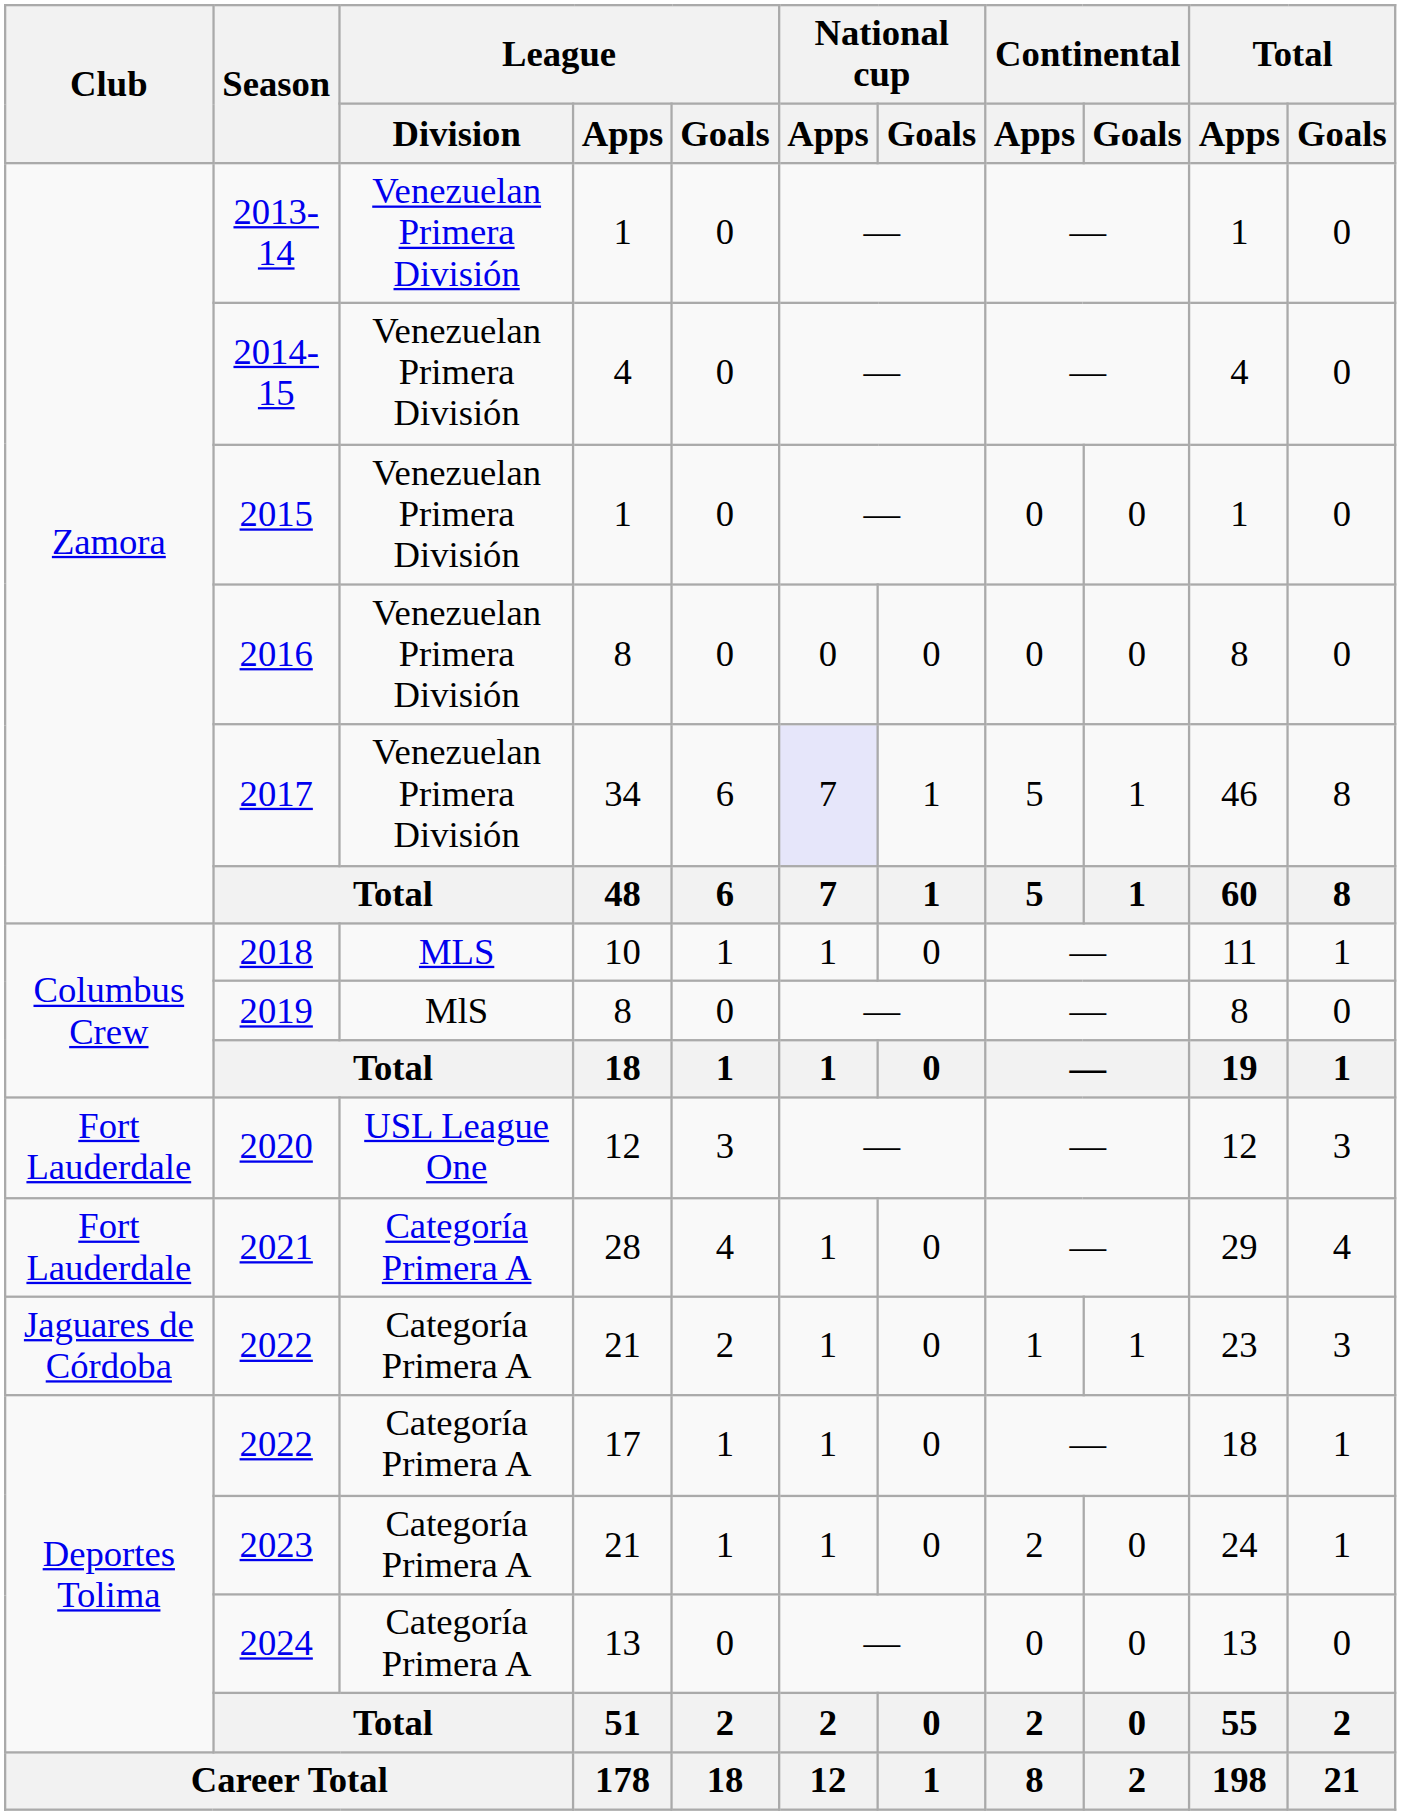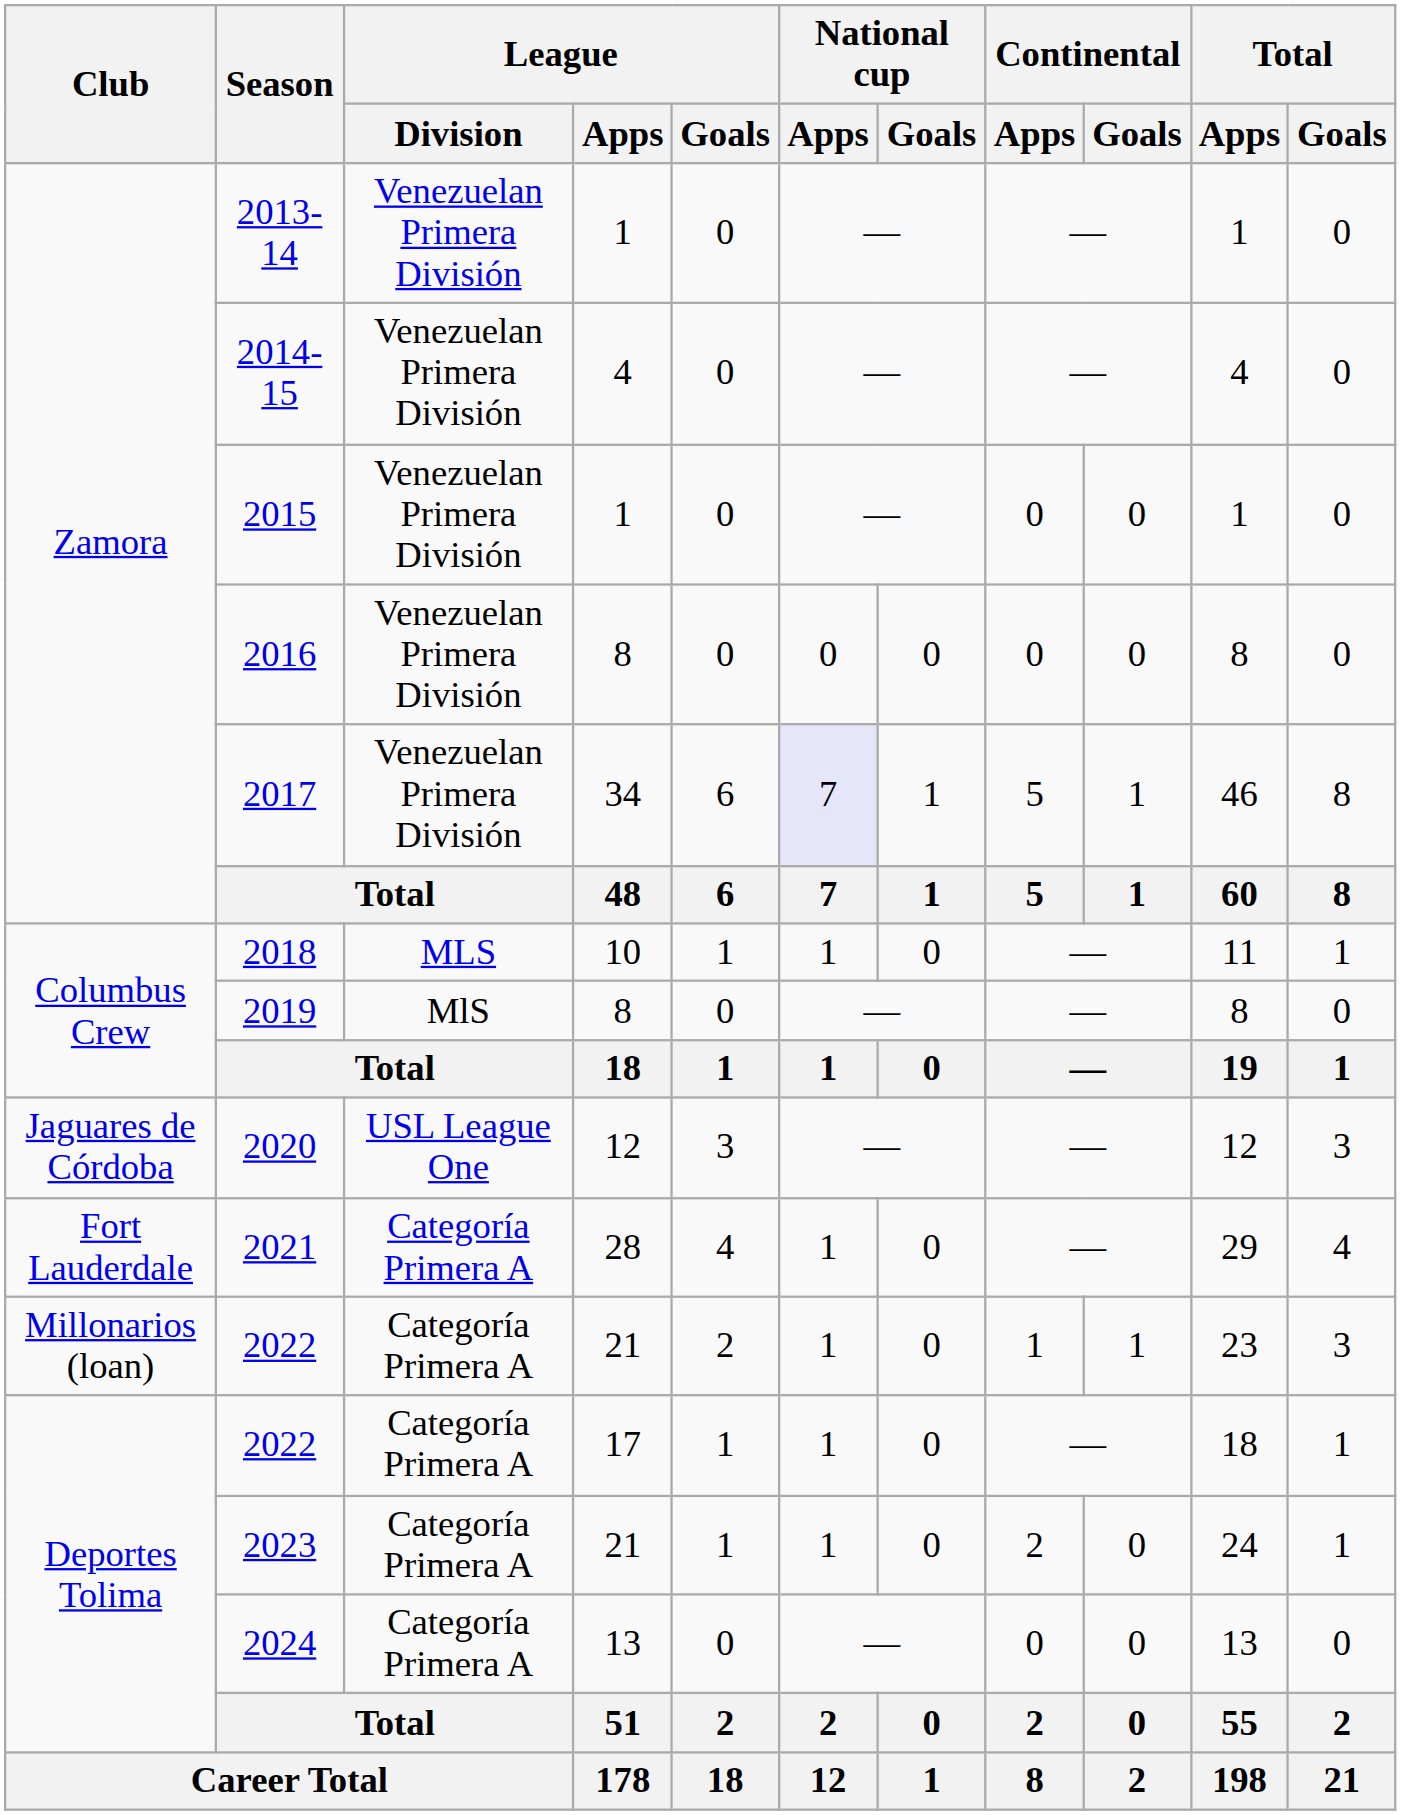(109, 1146) Fort Lauderdale -> (111, 1146) Jaguares de Córdoba
(109, 1345) Jaguares de Córdoba -> (111, 1345) Millonarios (loan)
